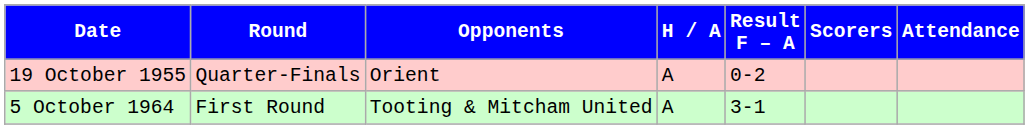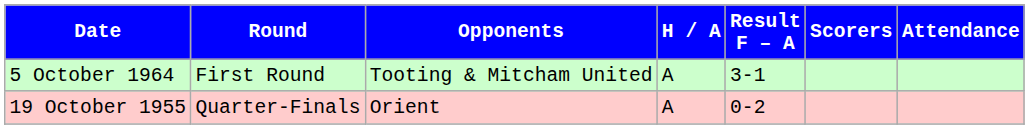rows swapped: (92, 107) <-> (98, 75)
